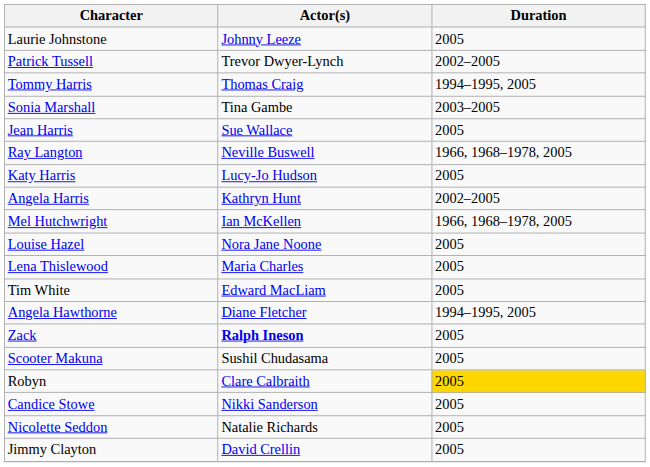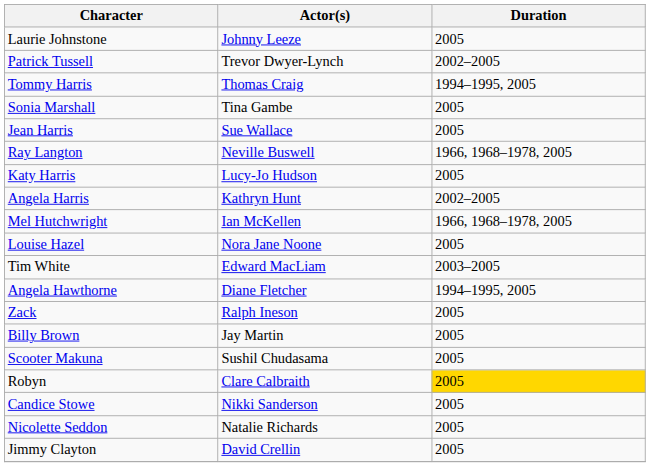(467, 107) 2003–2005 -> (449, 107) 2005
- row: (58, 267)
(449, 289) 2005 -> (467, 267) 2003–2005
(262, 335) bold -> (260, 312) normal
+ row: (44, 335)
